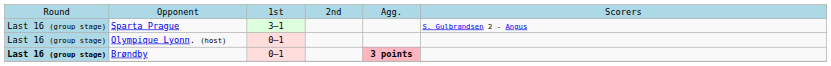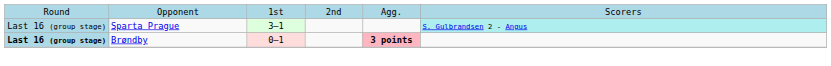(475, 26) no background -> (475, 26) paleturquoise background
- row: (169, 40)
